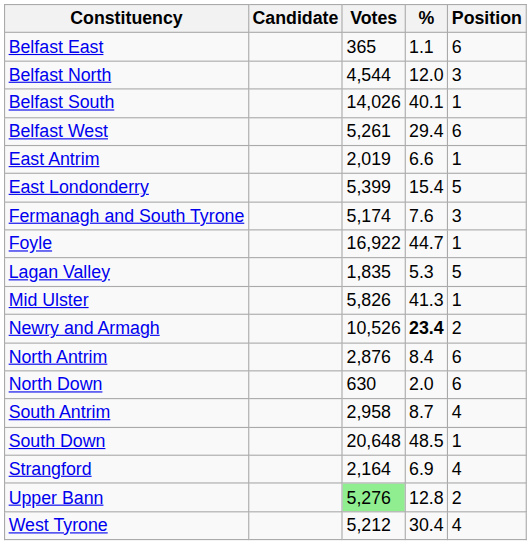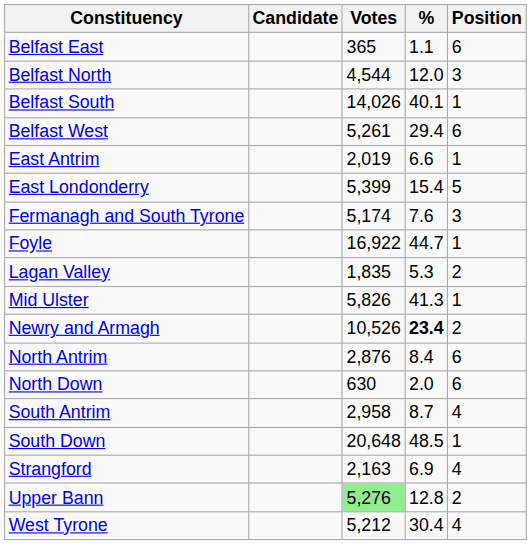(457, 272) 5 -> (457, 272) 2
(369, 469) 2,164 -> (369, 469) 2,163
